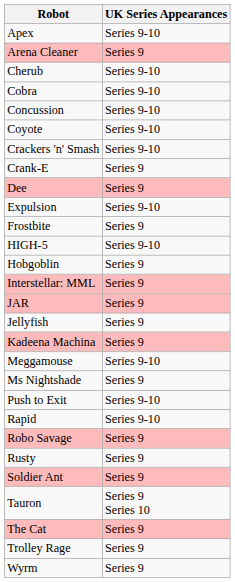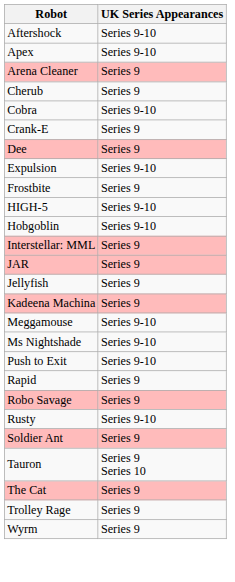+ row: (34, 33)
(132, 71) Series 9-10 -> (120, 91) Series 9
- row: (36, 110)
- row: (25, 129)
- row: (53, 149)
(124, 264) Series 9 -> (128, 226) Series 9-10
(124, 380) Series 9 -> (128, 341) Series 9-10
(132, 419) Series 9-10 -> (120, 380) Series 9
(124, 457) Series 9 -> (128, 419) Series 9-10
